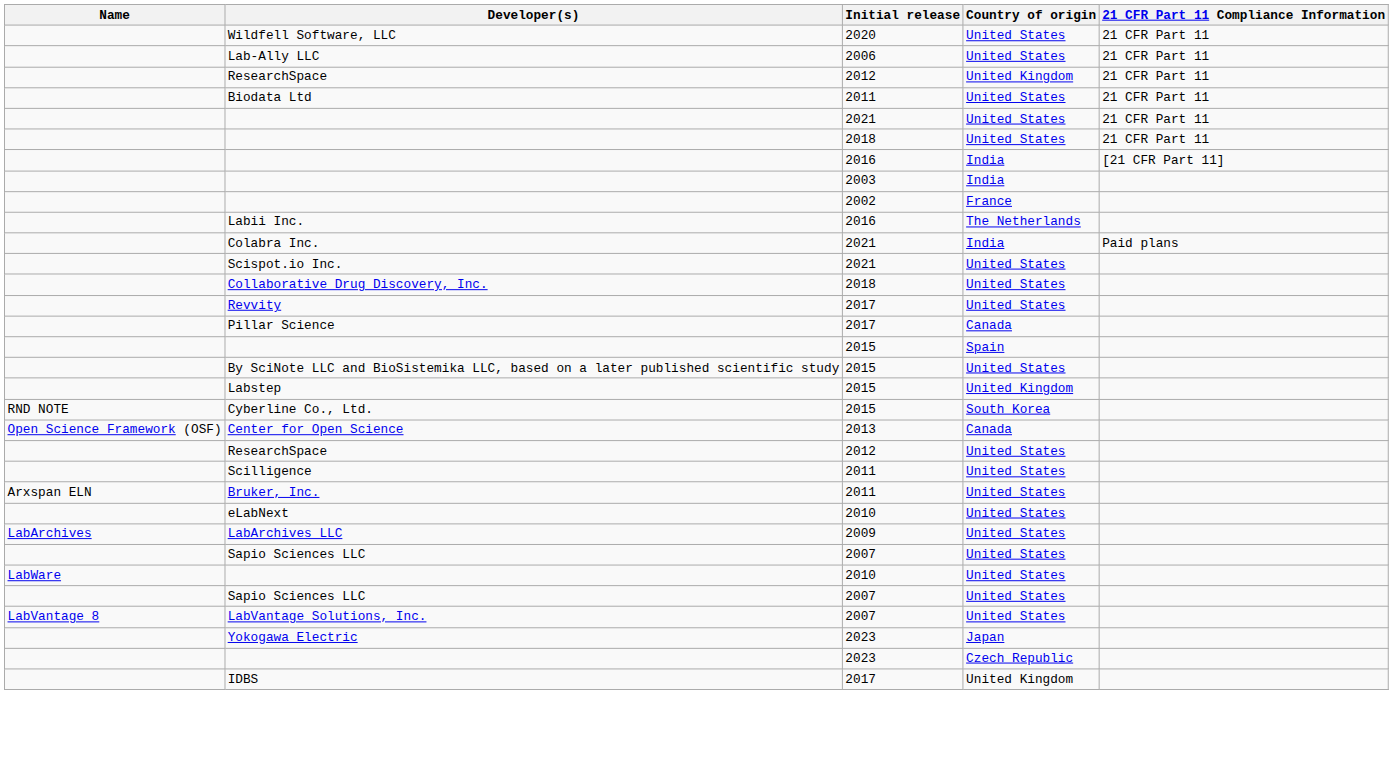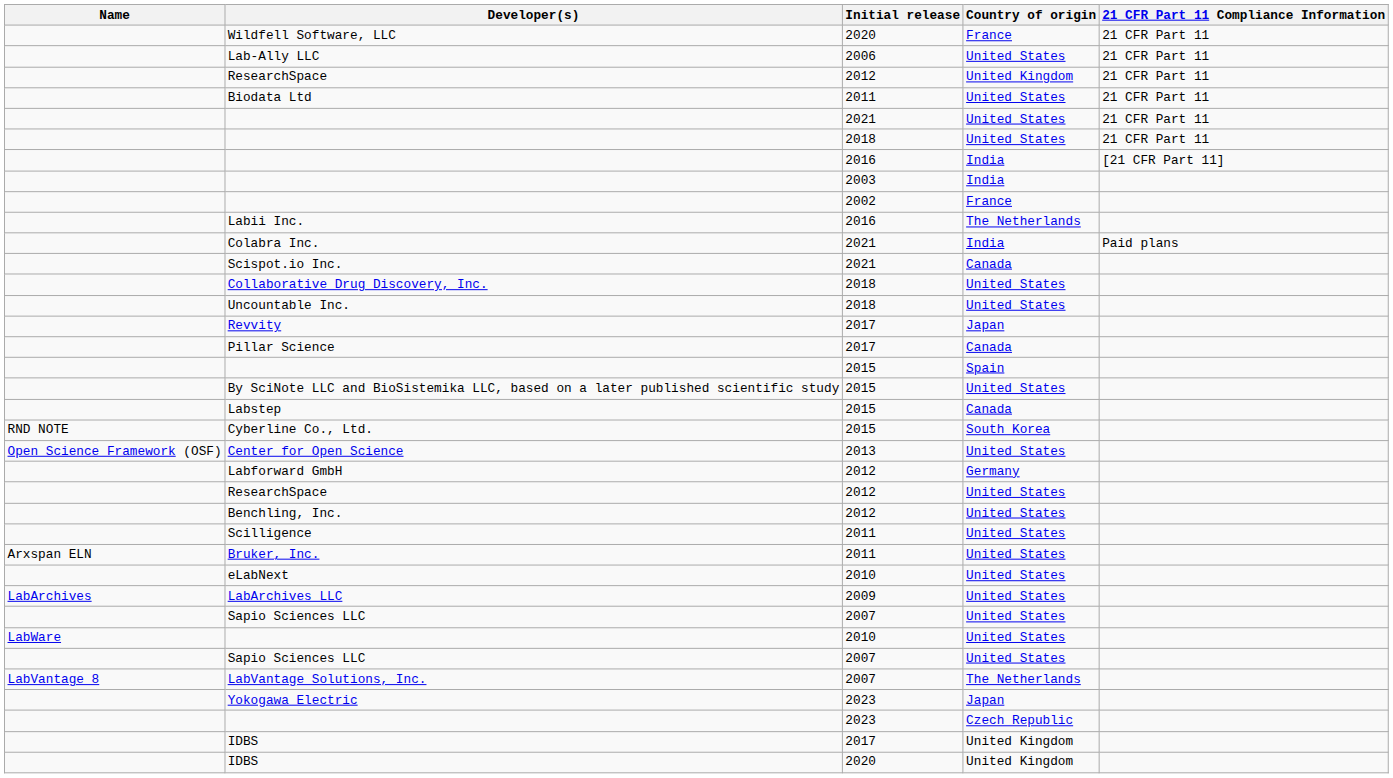(1016, 36) United States -> (989, 36) France
(1016, 264) United States -> (989, 264) Canada
+ row: (289, 306)
(1016, 306) United States -> (985, 326) Japan
(1020, 389) United Kingdom -> (989, 409) Canada
(989, 430) Canada -> (1016, 451) United States
+ row: (285, 472)
+ row: (285, 513)
(1016, 617) United States -> (1023, 679) The Netherlands
+ row: (243, 762)
